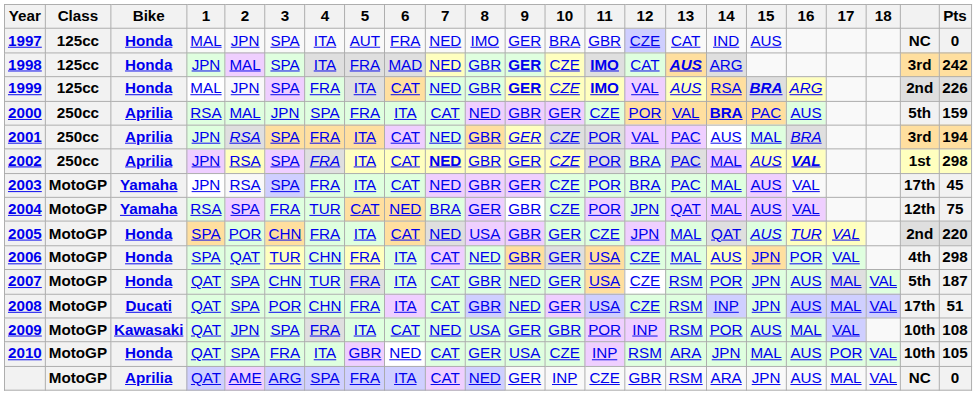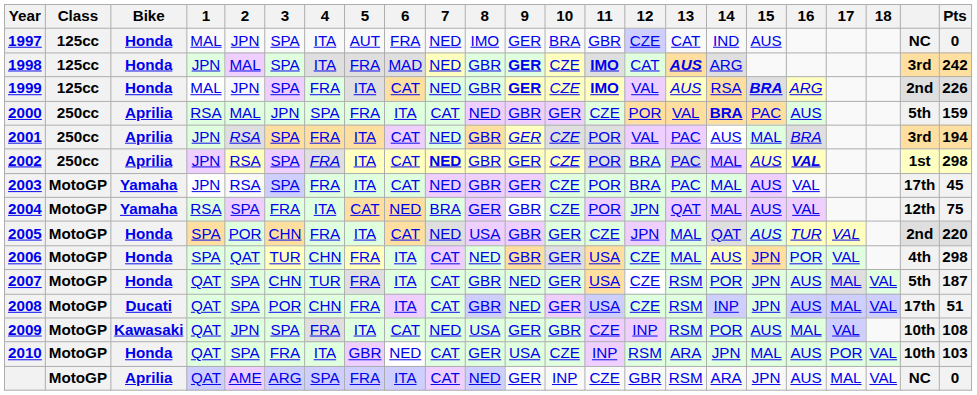(325, 209) TUR -> (325, 209) ITA
(605, 329) POR -> (605, 329) CZE
(955, 354) 105 -> (955, 354) 103
